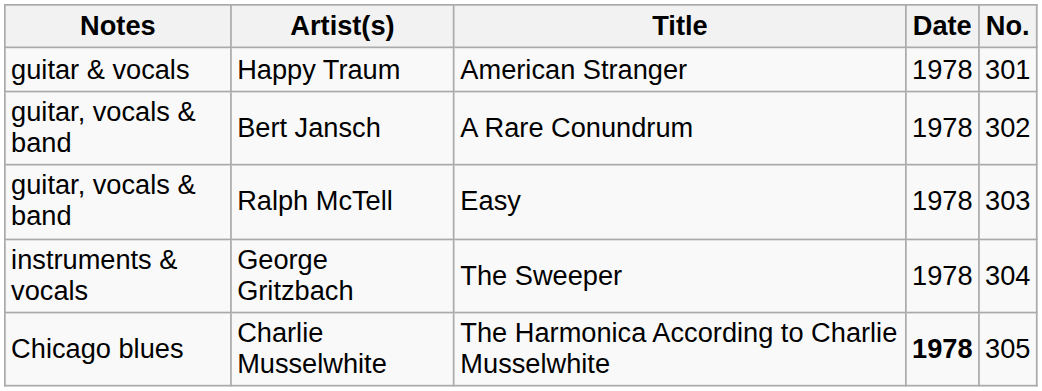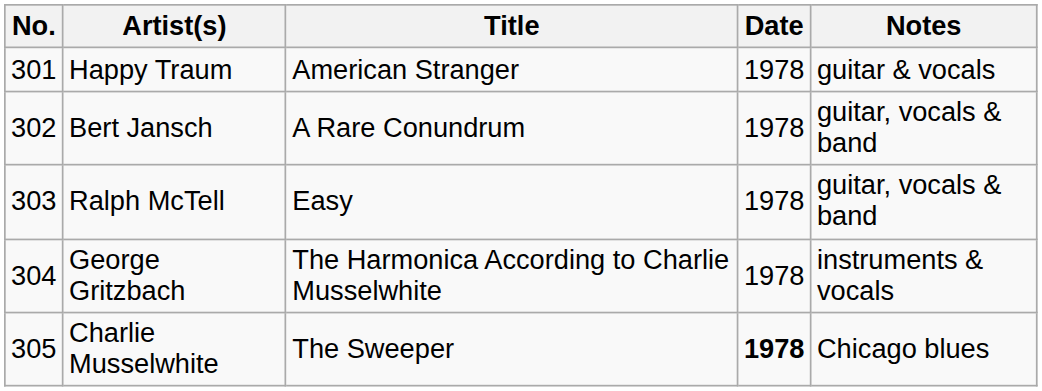columns swapped: (1008, 26) <-> (118, 26)
(541, 275) The Sweeper -> (511, 275) The Harmonica According to Charlie Musselwhite
(679, 348) The Harmonica According to Charlie Musselwhite -> (373, 348) The Sweeper
